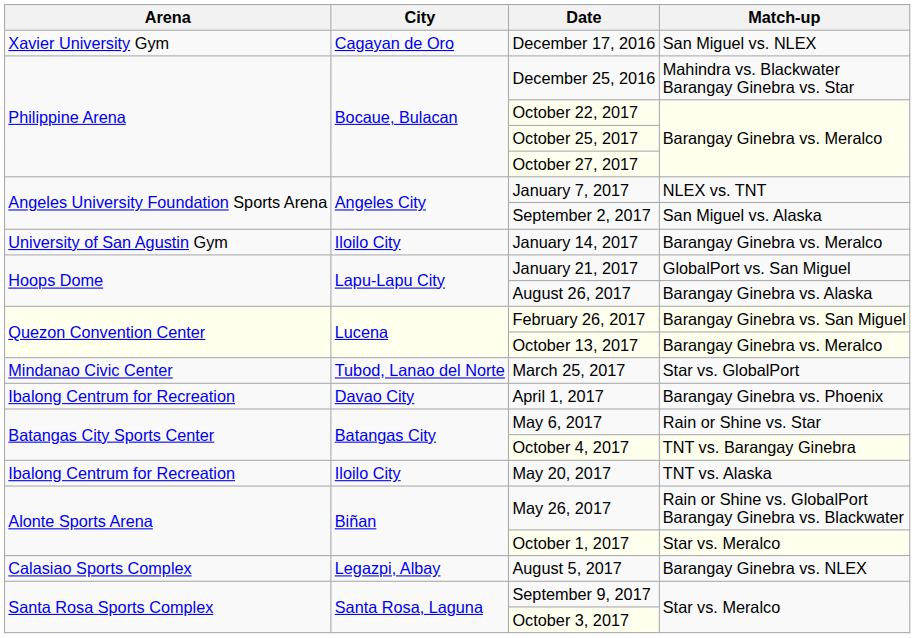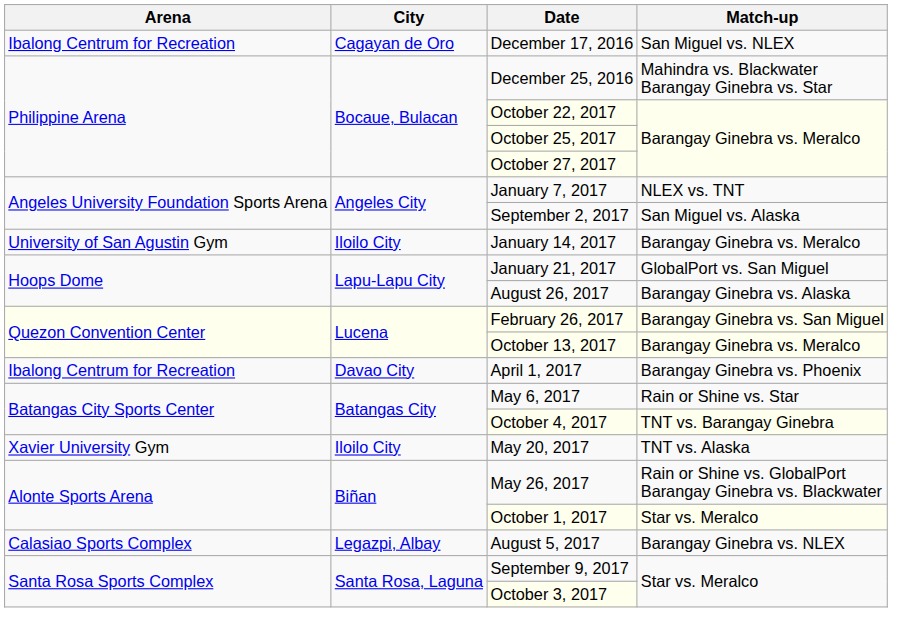(89, 43) Xavier University Gym -> (122, 43) Ibalong Centrum for Recreation
- row: (569, 370)
(122, 473) Ibalong Centrum for Recreation -> (89, 448) Xavier University Gym
